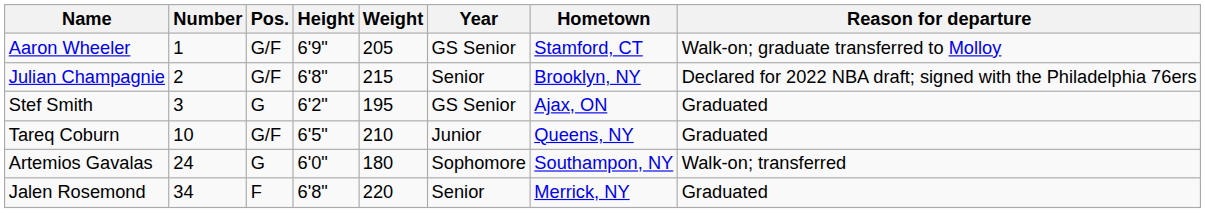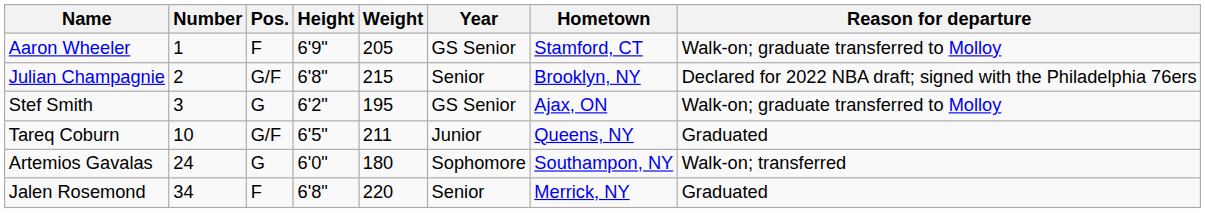(266, 47) G/F -> (256, 47) F
(725, 105) Graduated -> (841, 105) Walk-on; graduate transferred to Molloy
(378, 134) 210 -> (377, 134) 211
